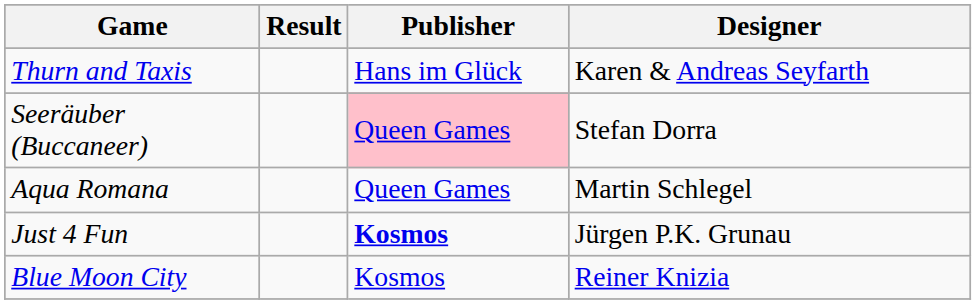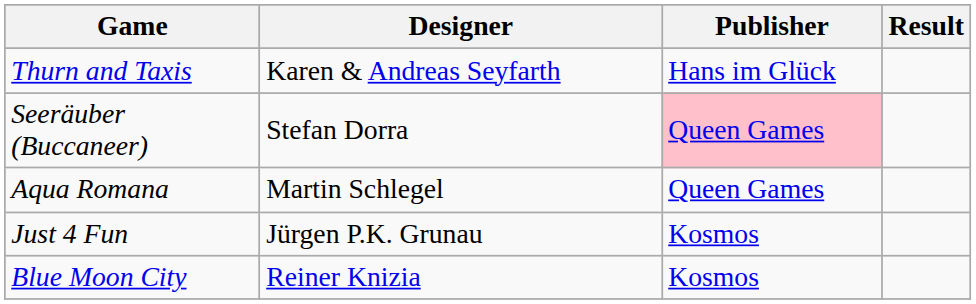columns swapped: (769, 26) <-> (304, 26)
(401, 233) bold -> (714, 233) normal
